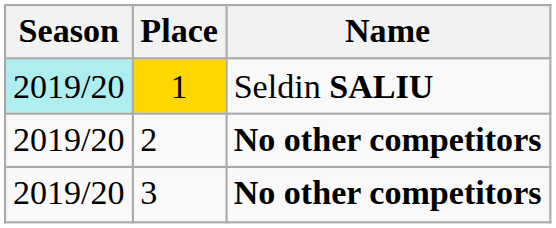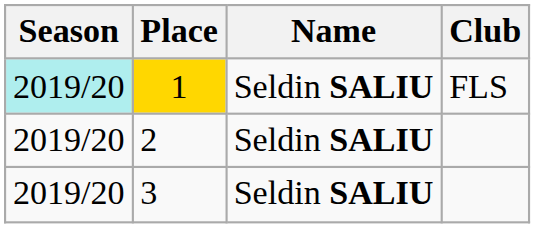+ column: (485, 31)
(388, 139) No other competitors -> (334, 139) Seldin SALIU
(388, 193) No other competitors -> (334, 193) Seldin SALIU
